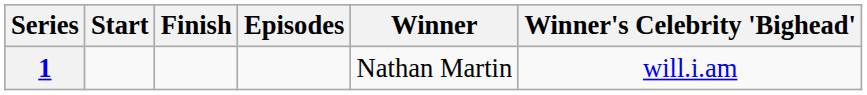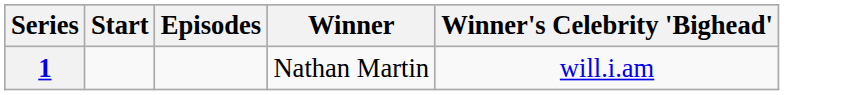- column: (196, 25)
